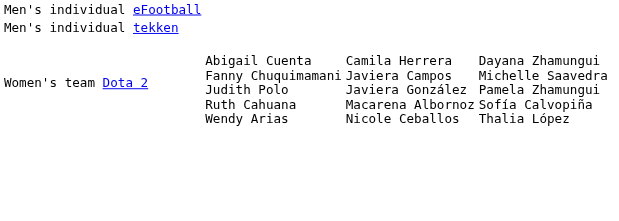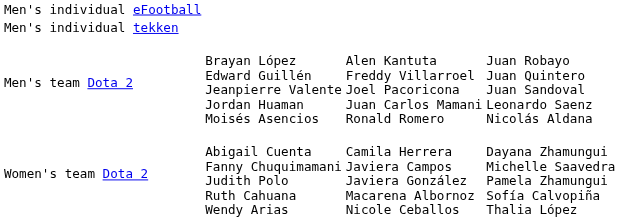+ row: (68, 82)
